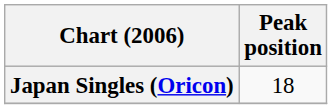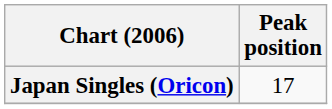(283, 84) 18 -> (283, 84) 17
